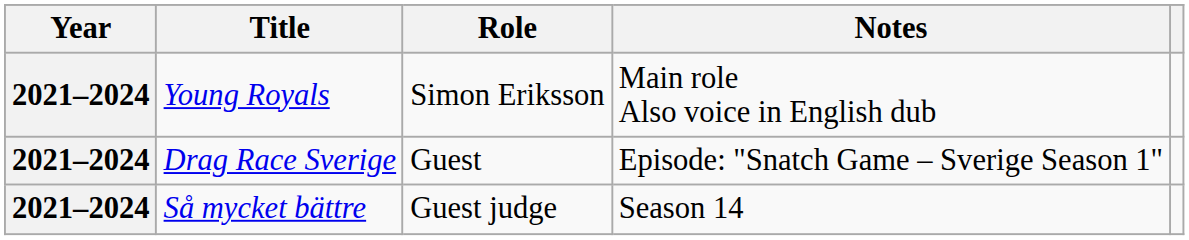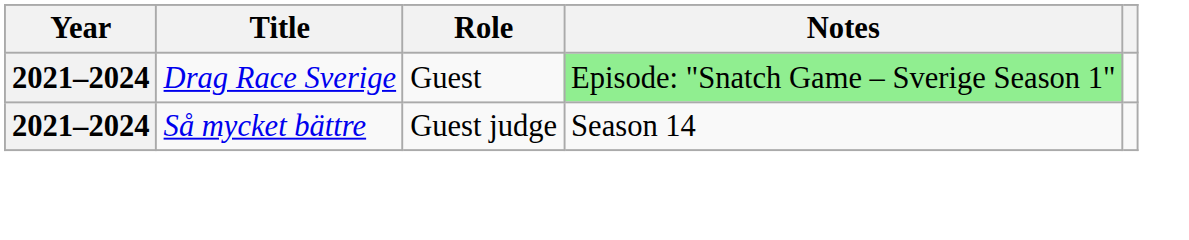- row: (247, 94)
(891, 160) no background -> (843, 77) lightgreen background
